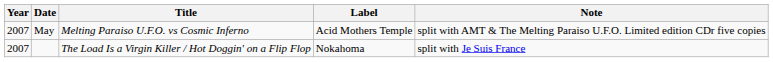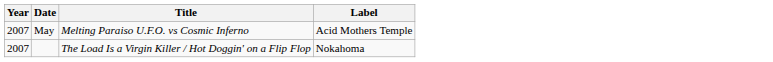- column: (591, 13)
